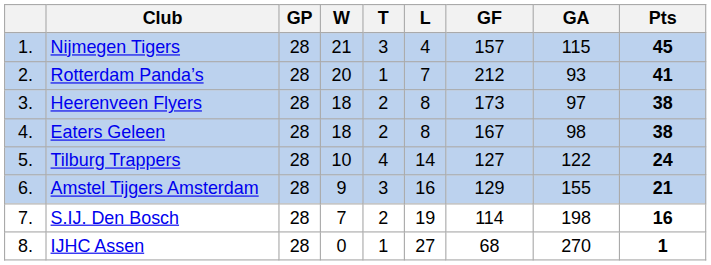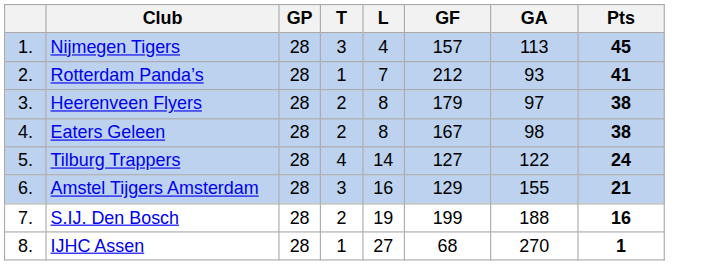- column: (341, 18)
(576, 47) 115 -> (534, 47) 113
(489, 103) 173 -> (448, 103) 179
(489, 217) 114 -> (448, 217) 199
(576, 217) 198 -> (534, 217) 188
